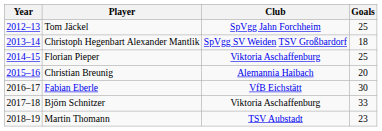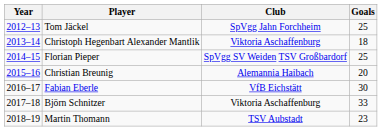(275, 42) SpVgg SV Weiden TSV Großbardorf -> (275, 42) Viktoria Aschaffenburg
(275, 57) Viktoria Aschaffenburg -> (275, 57) SpVgg SV Weiden TSV Großbardorf
